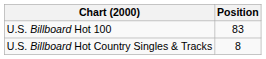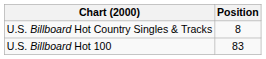rows swapped: (109, 46) <-> (59, 29)
